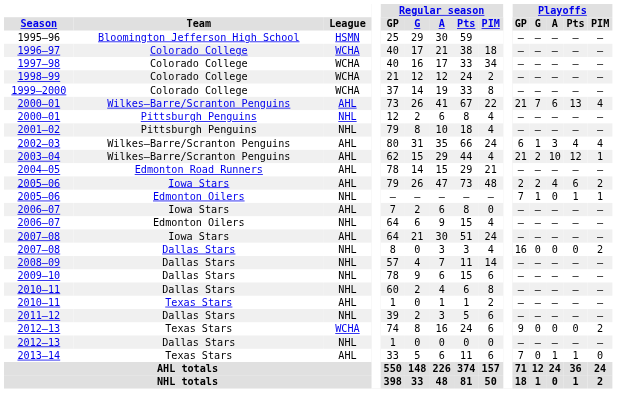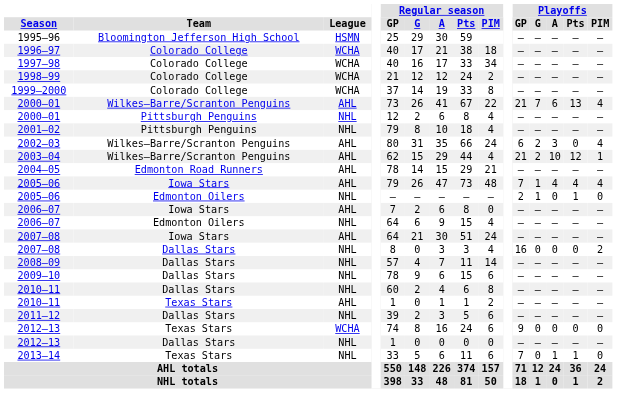(538, 143) 1 -> (538, 143) 2
(576, 143) 4 -> (576, 143) 0
(521, 183) 2 -> (521, 183) 7
(538, 183) 2 -> (538, 183) 1
(576, 183) 6 -> (576, 183) 4
(600, 183) 2 -> (600, 183) 4
(521, 196) 7 -> (521, 196) 2
(600, 196) 1 -> (600, 196) 0
(600, 329) 2 -> (600, 329) 0
(347, 355) AHL -> (347, 355) NHL
